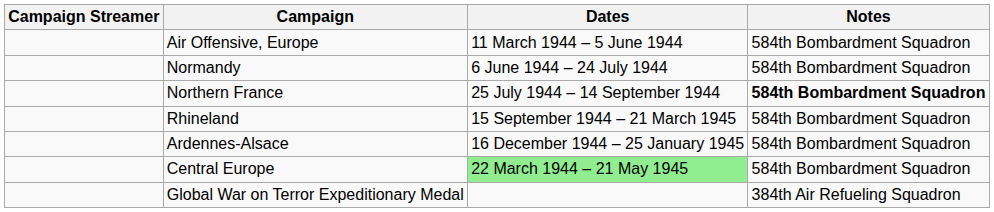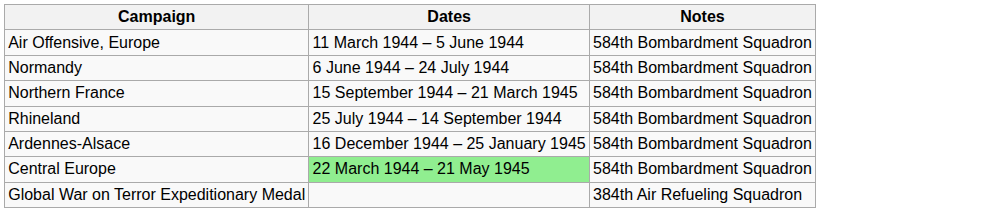- column: (84, 17)
(596, 93) 25 July 1944 – 14 September 1944 -> (445, 93) 15 September 1944 – 21 March 1945
(868, 93) bold -> (702, 93) normal
(604, 118) 15 September 1944 – 21 March 1945 -> (437, 118) 25 July 1944 – 14 September 1944
